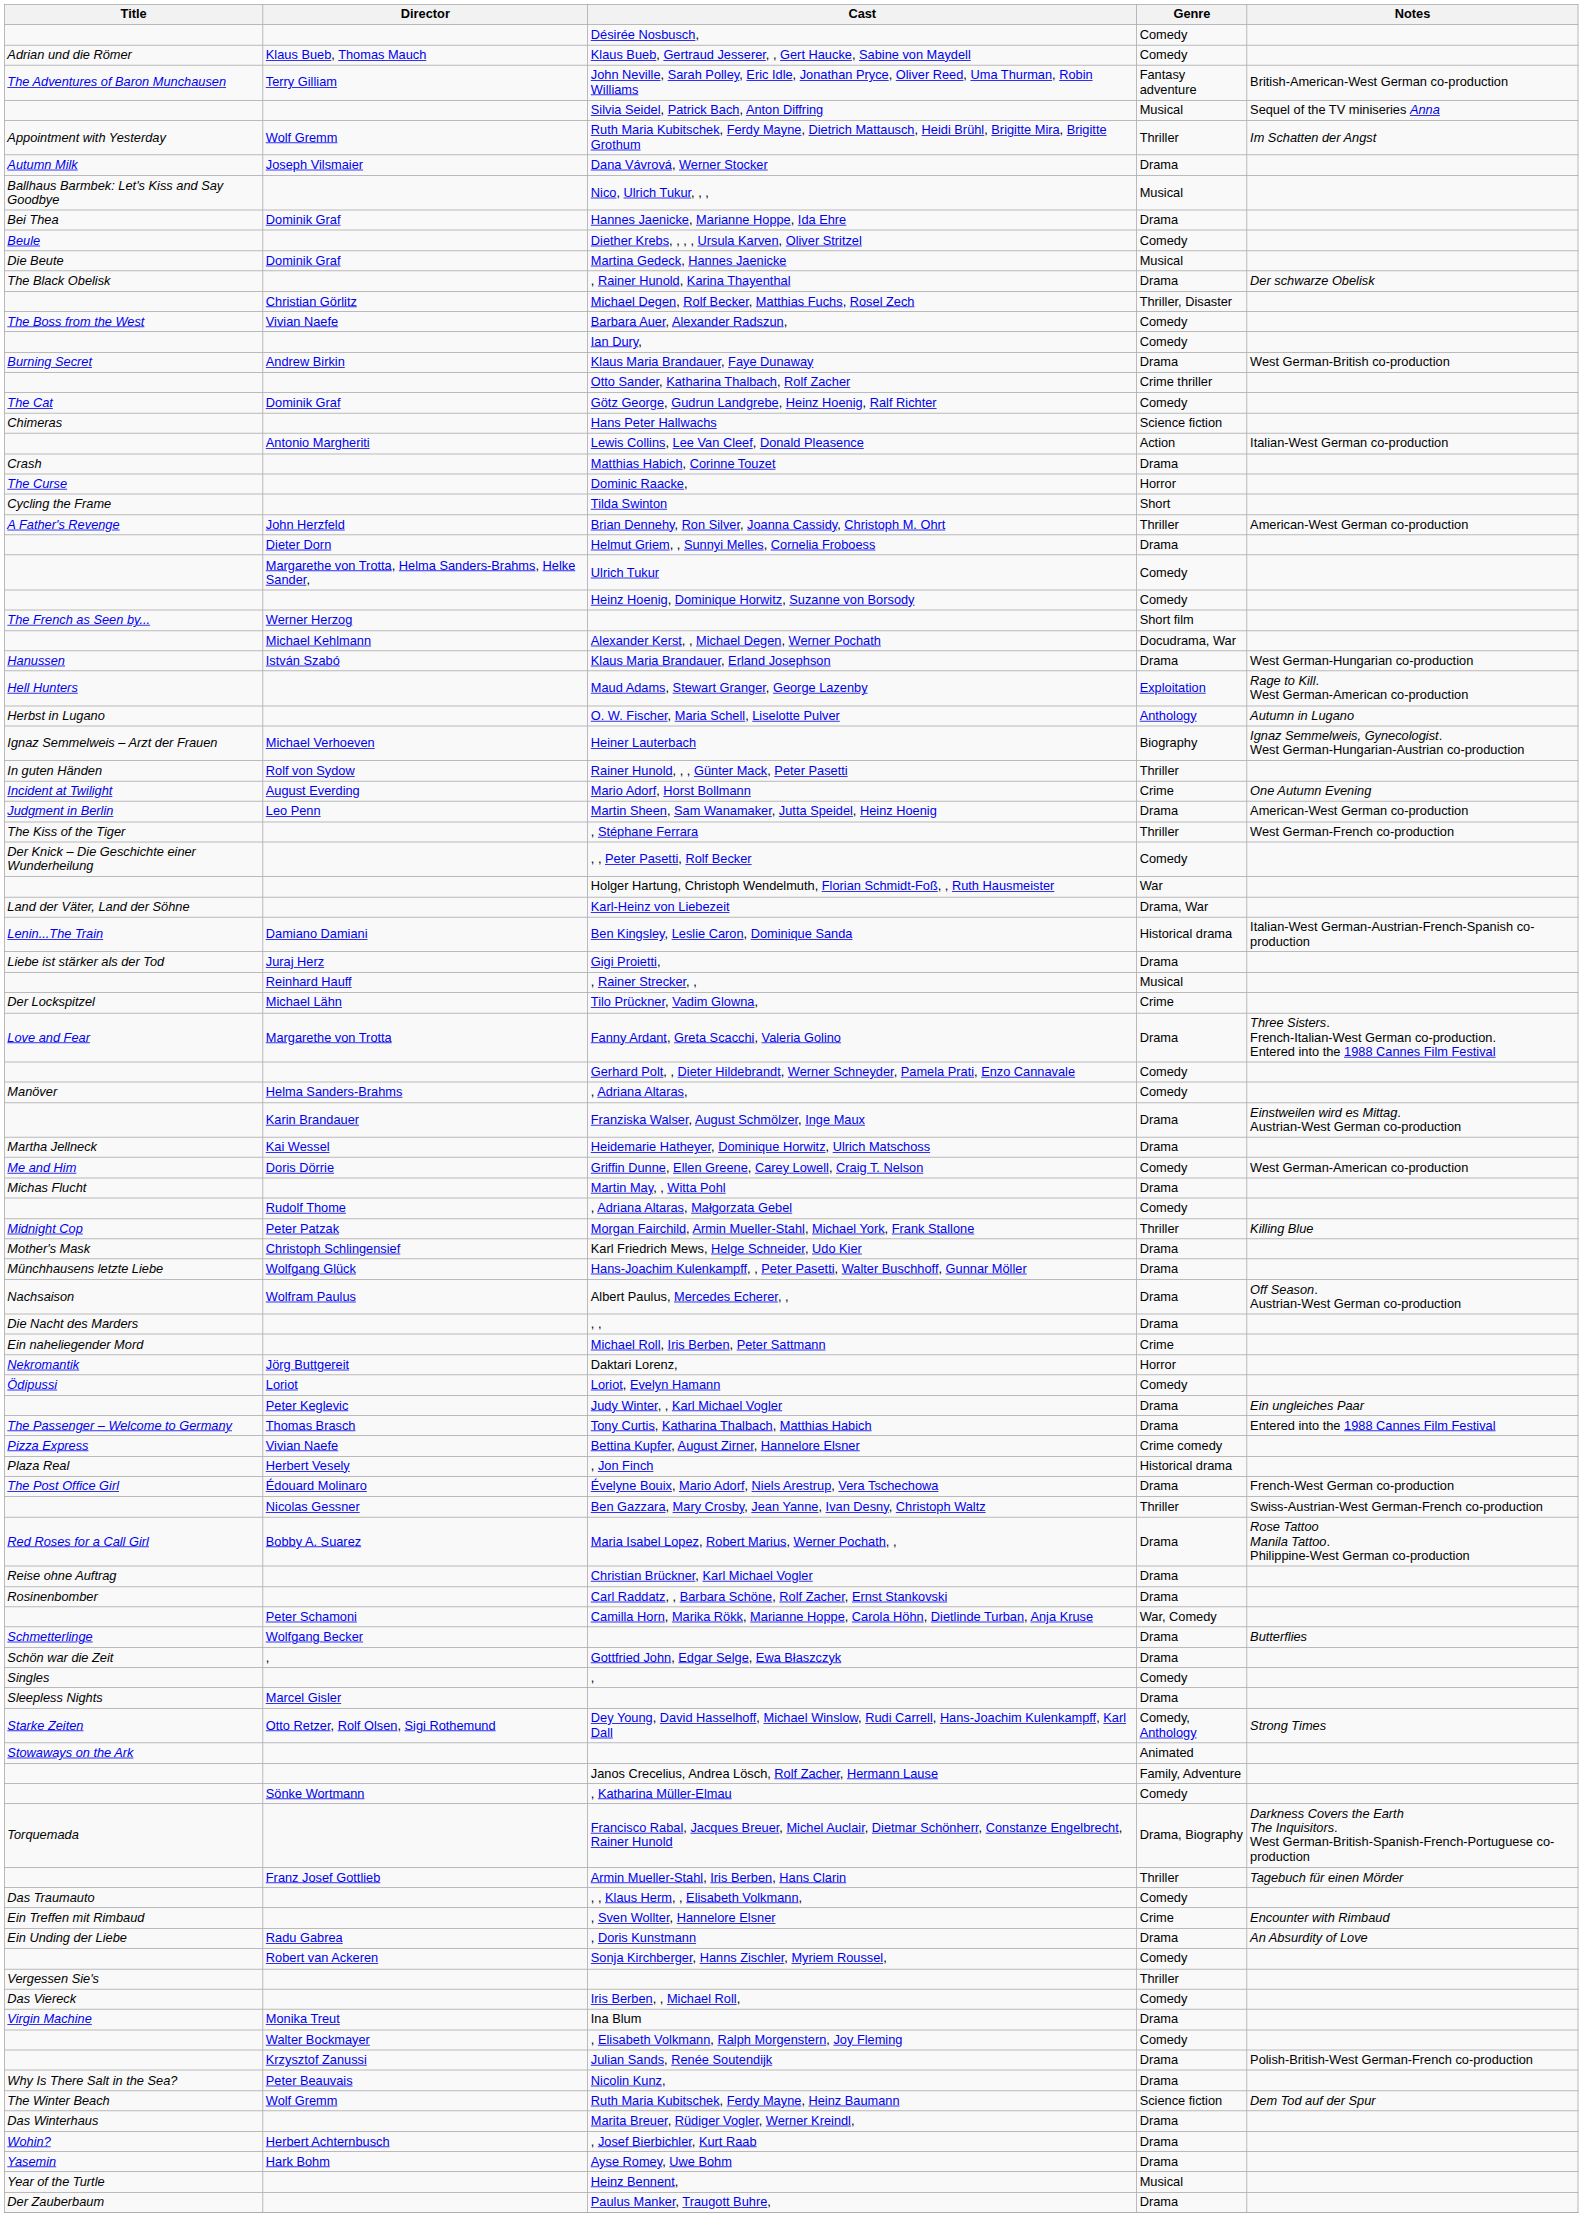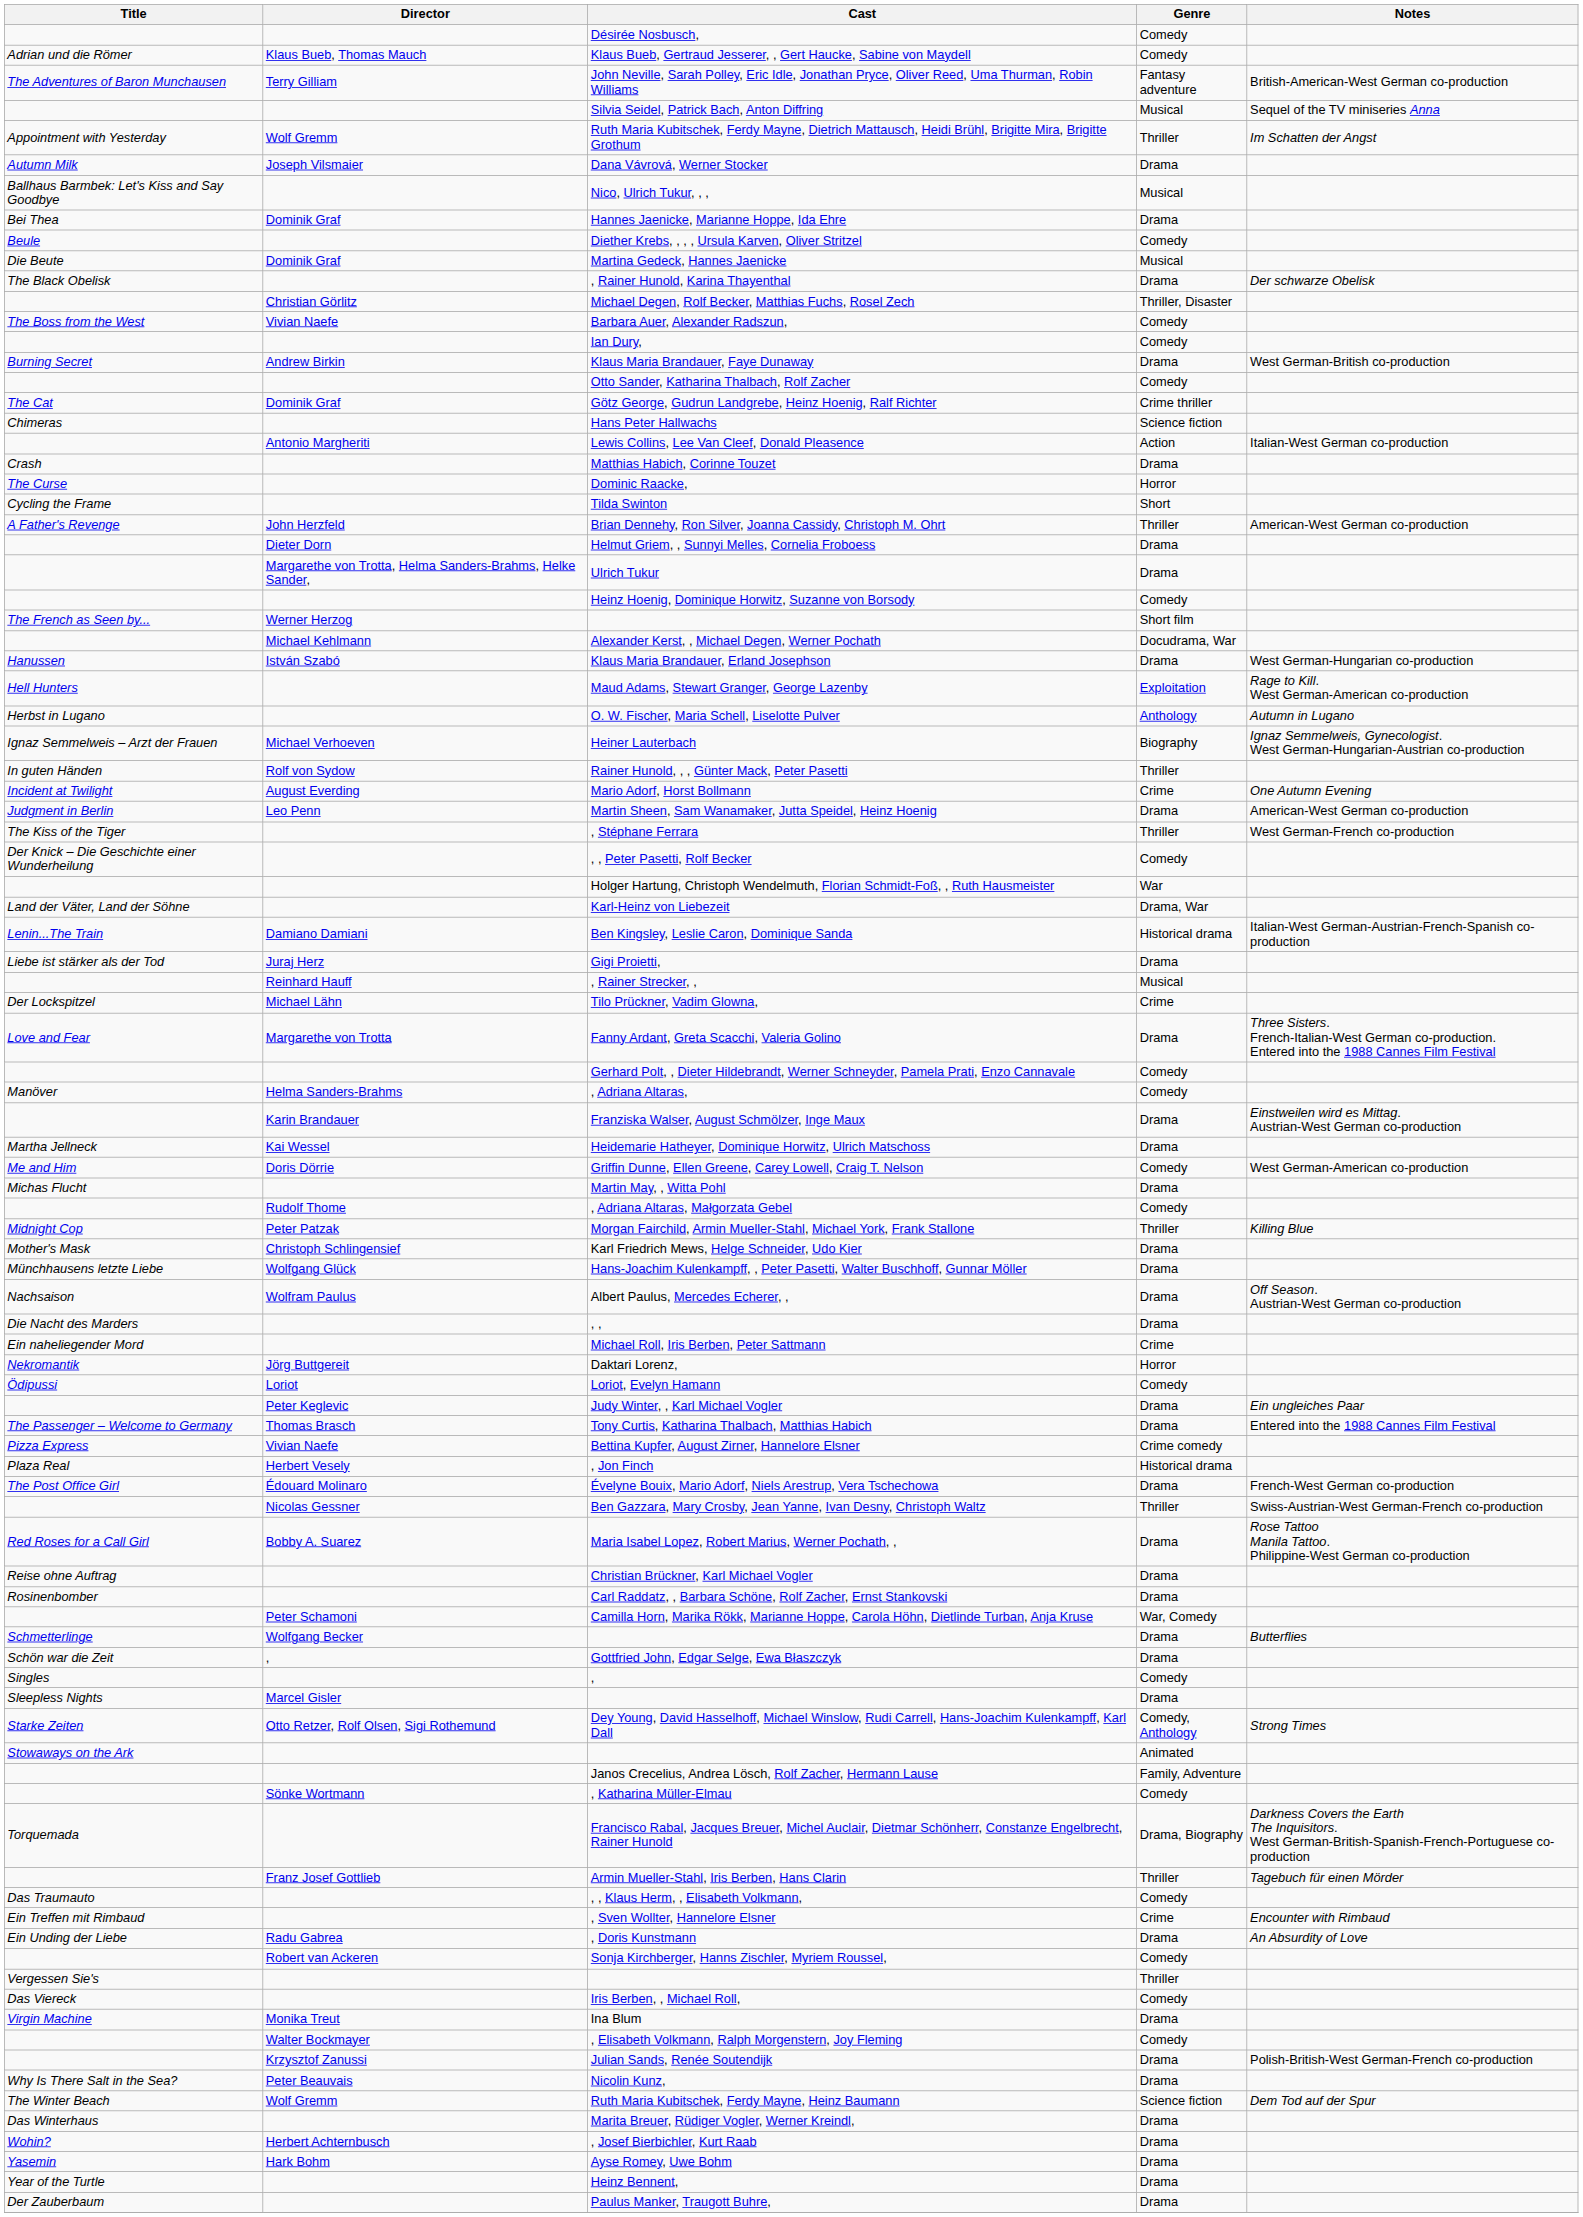(1176, 382) Crime thriller -> (1163, 382) Comedy
(1163, 402) Comedy -> (1176, 402) Crime thriller
(1163, 572) Comedy -> (1159, 572) Drama
(1161, 2182) Musical -> (1159, 2182) Drama
